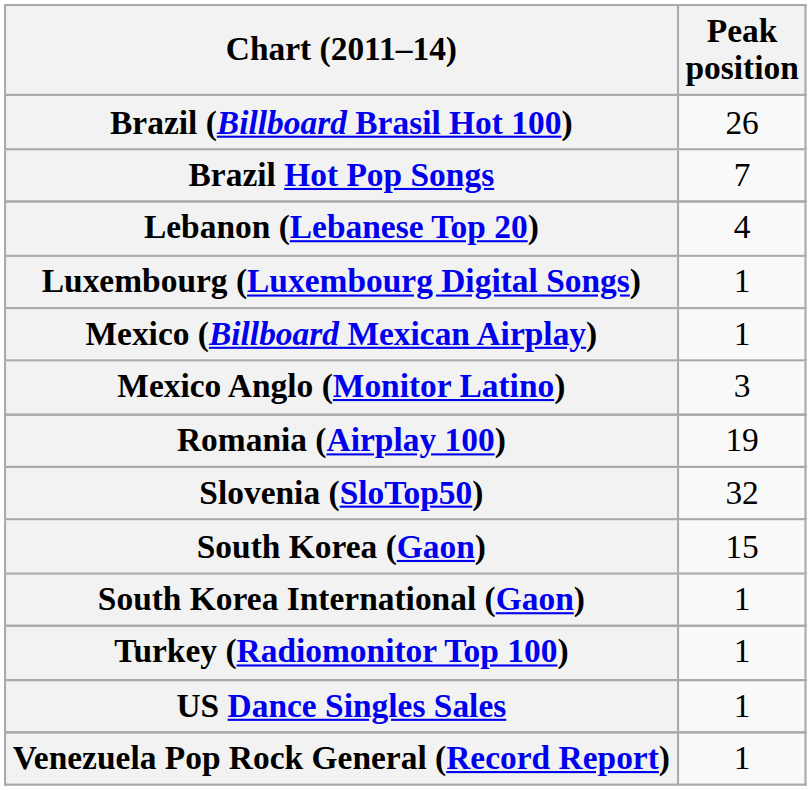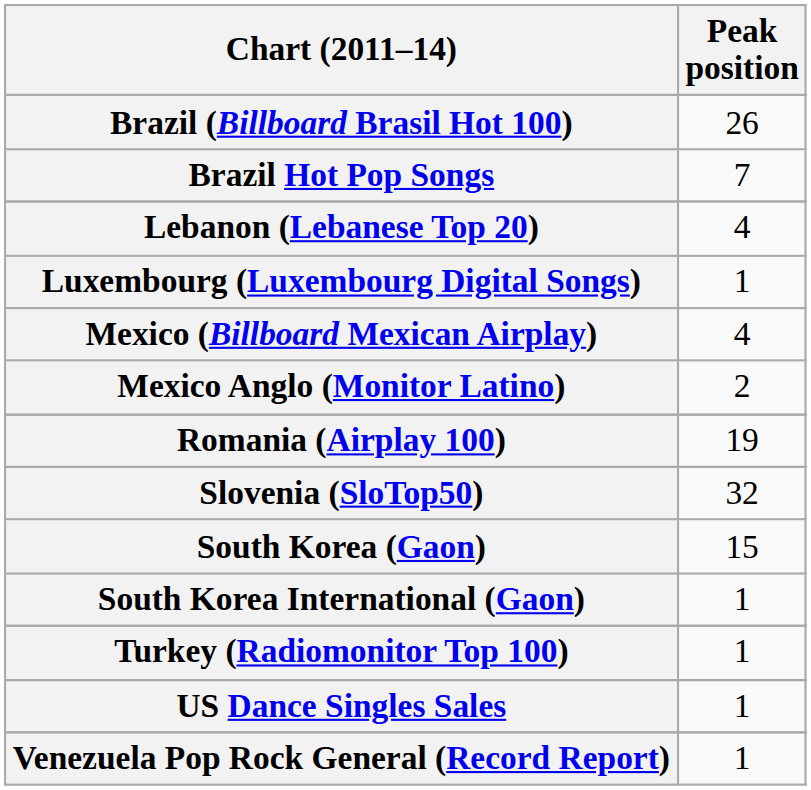(742, 333) 1 -> (742, 333) 4
(742, 386) 3 -> (742, 386) 2
